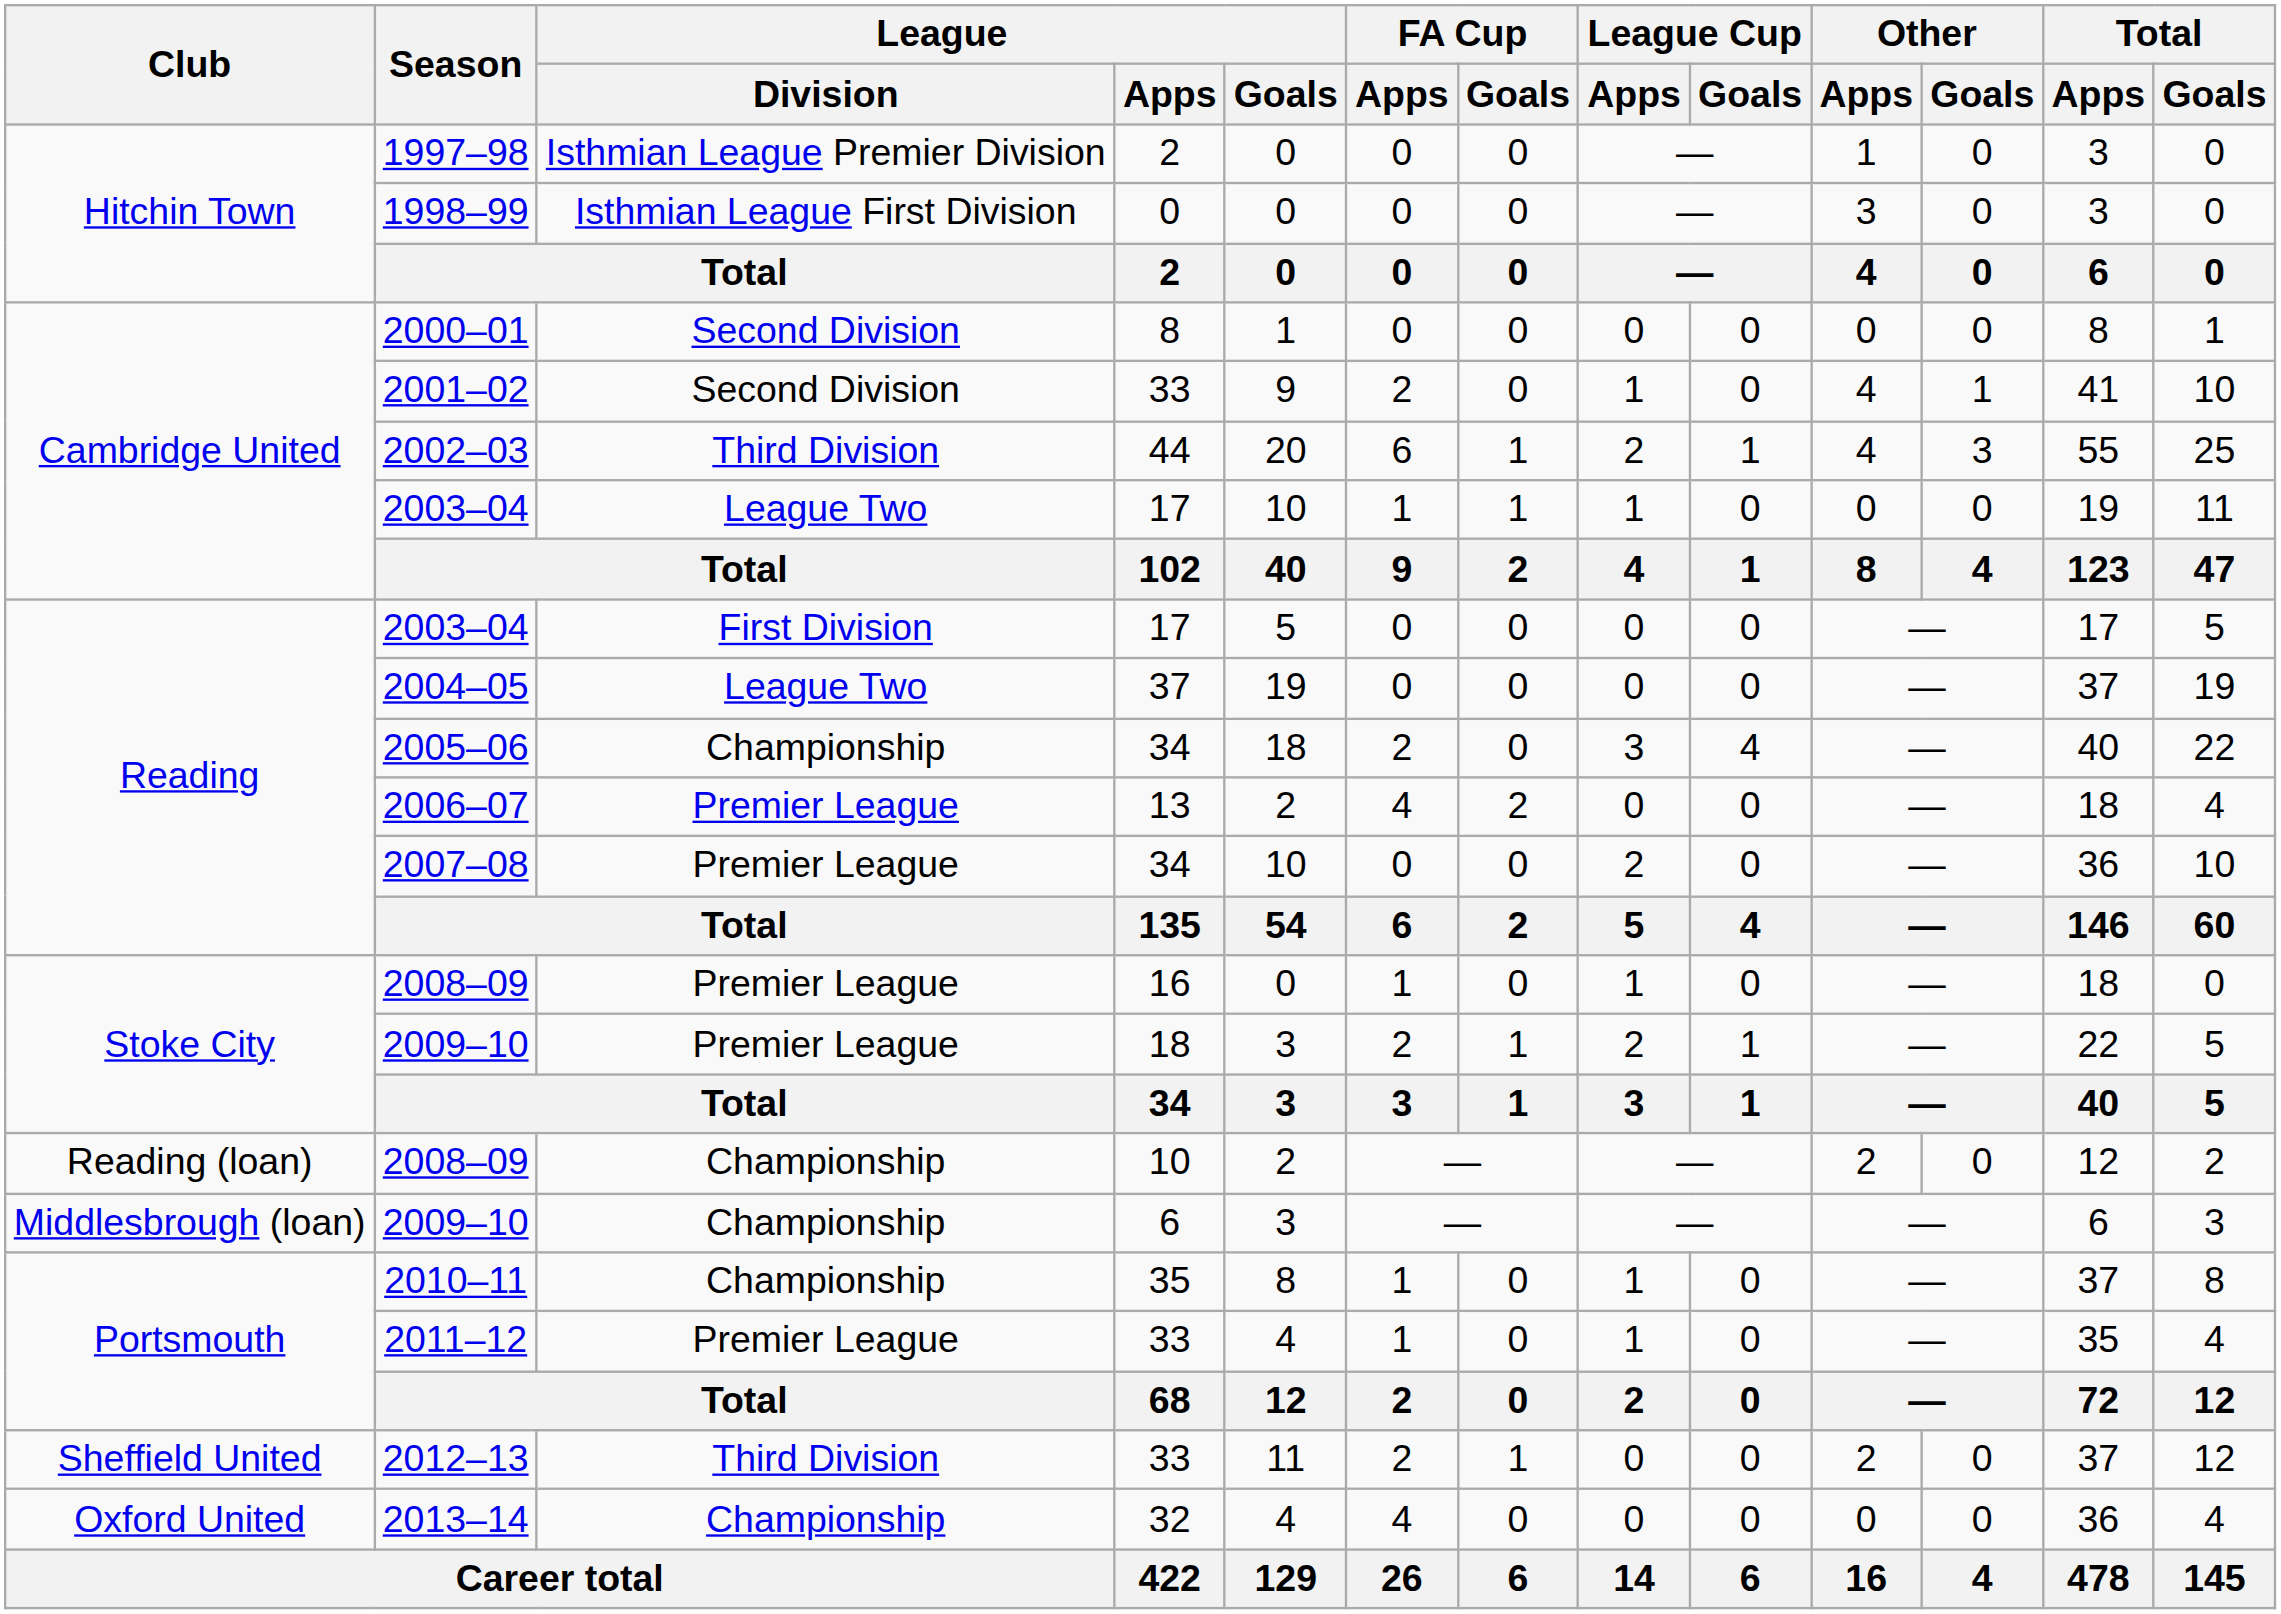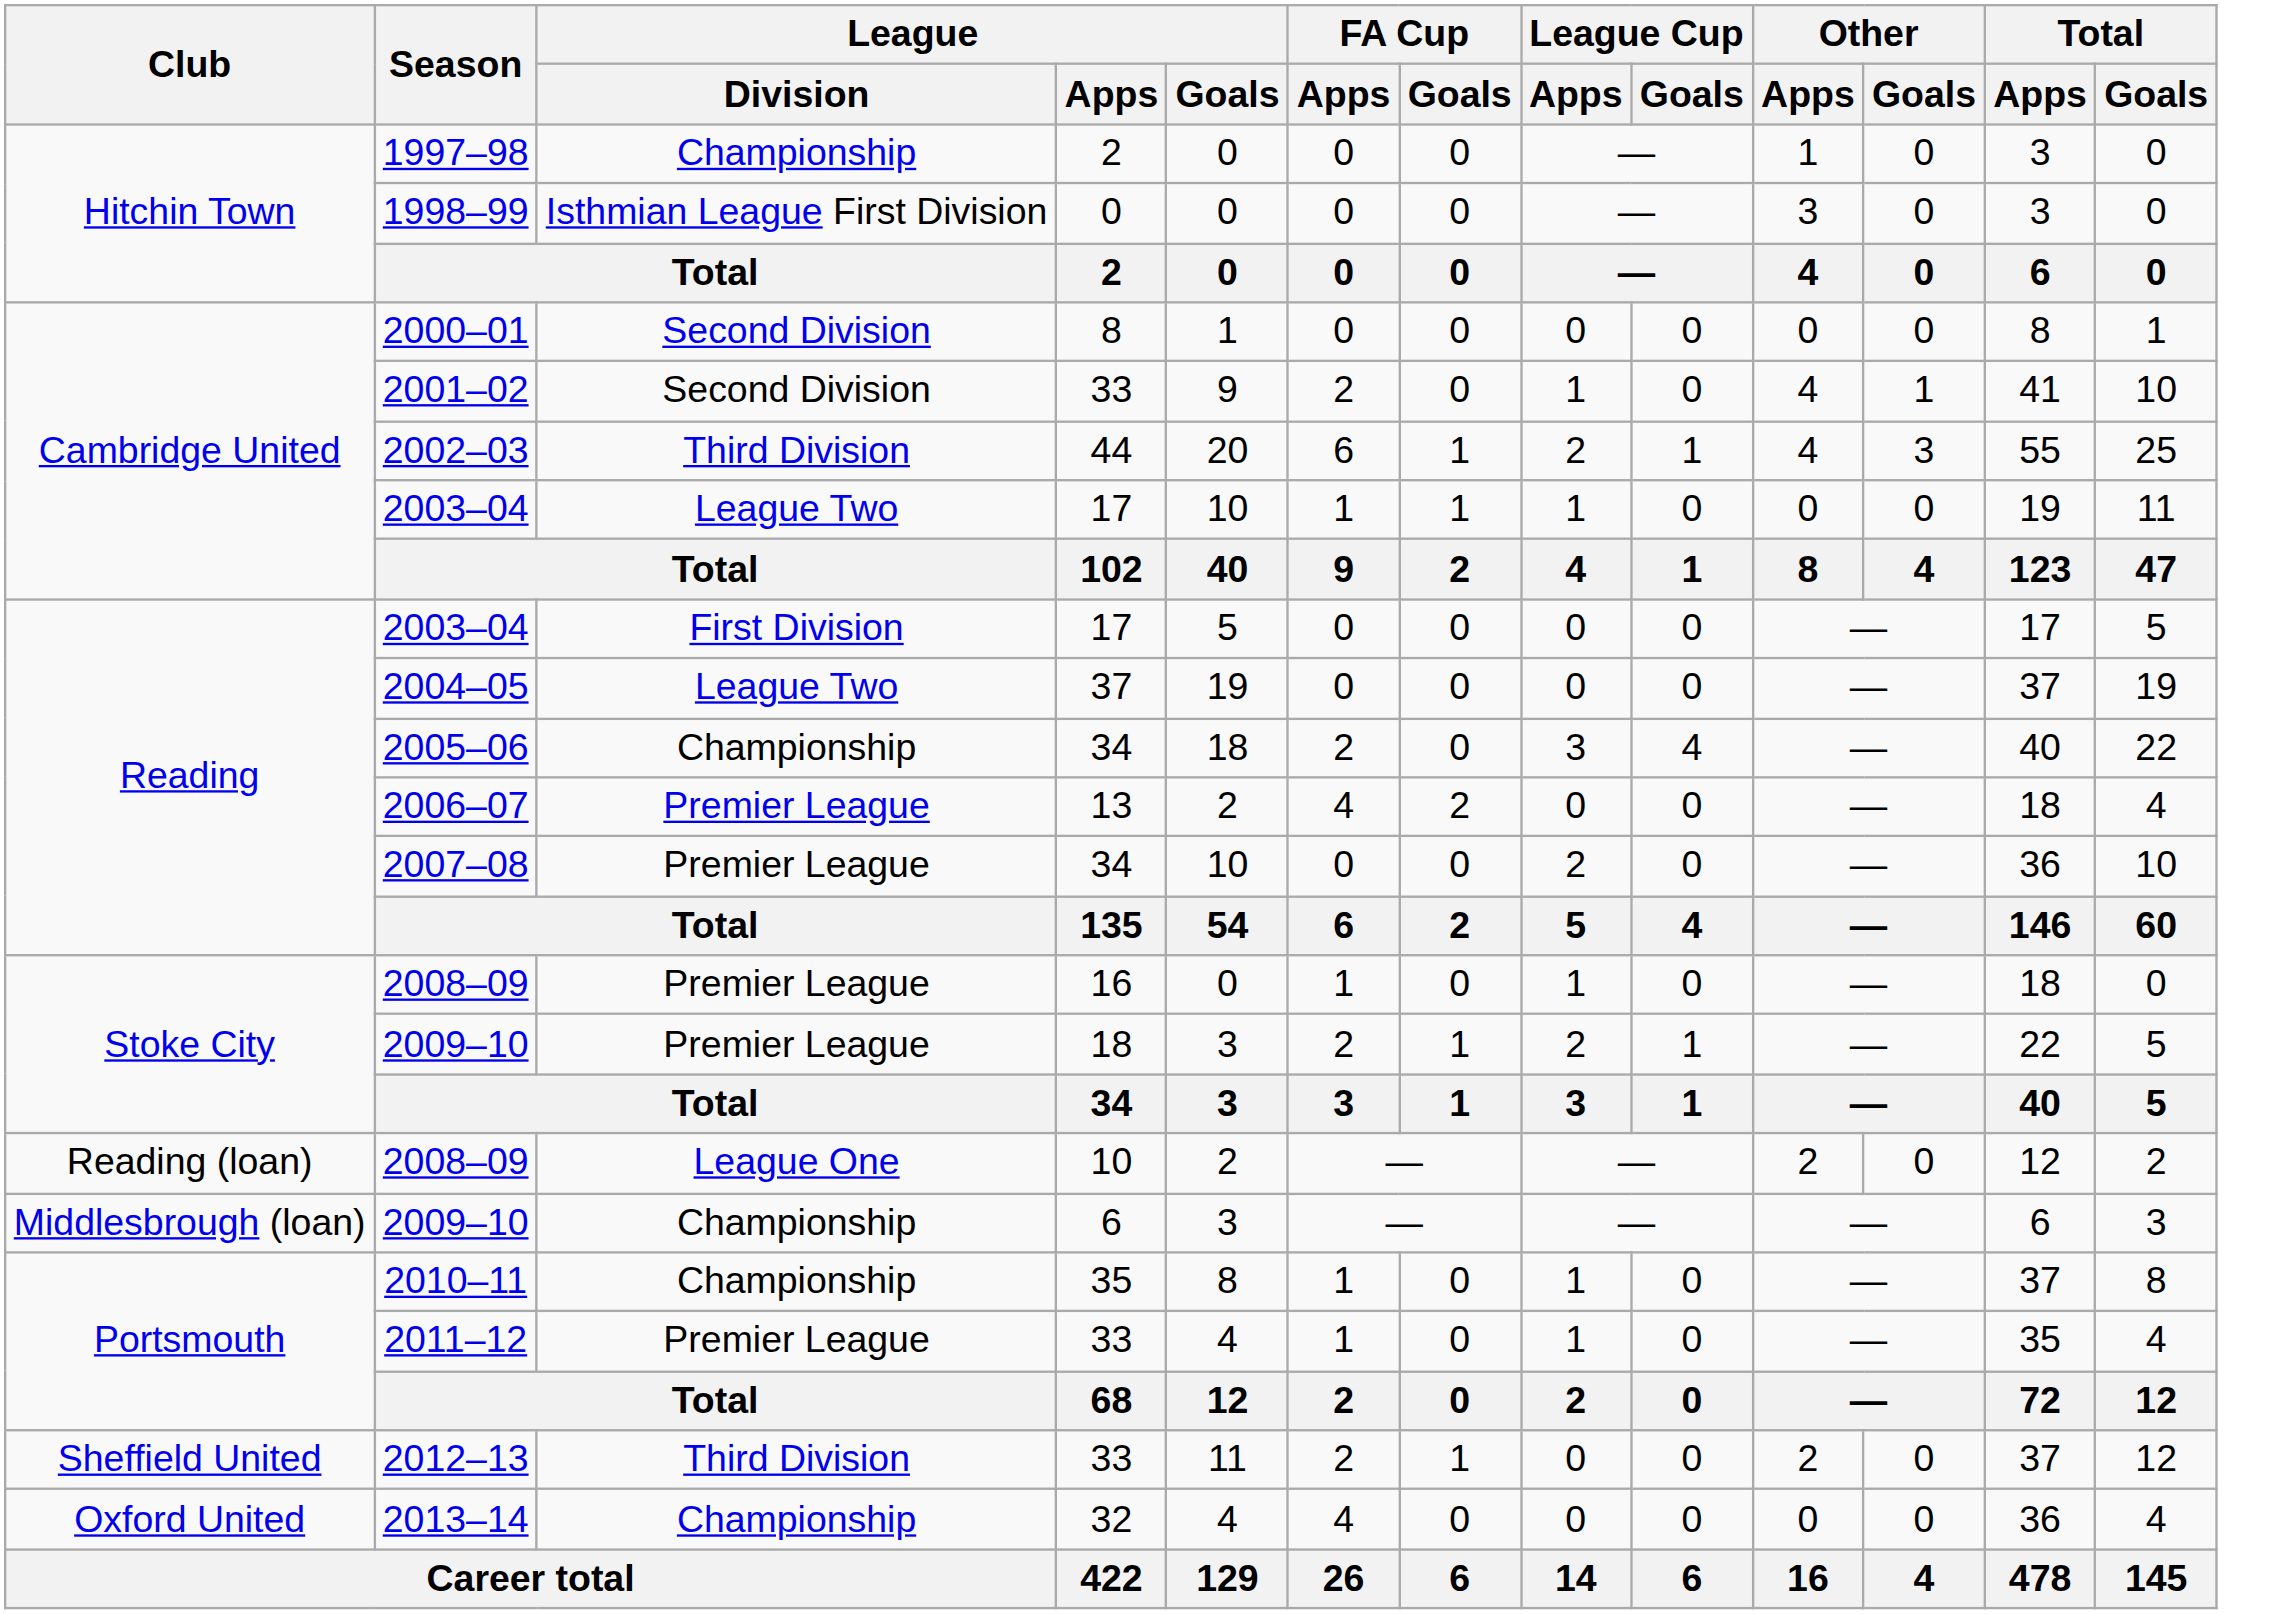(826, 152) Isthmian League Premier Division -> (797, 152) Championship
(826, 1162) Championship -> (797, 1162) League One
